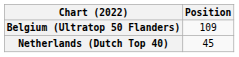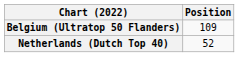(208, 44) 45 -> (208, 44) 52
